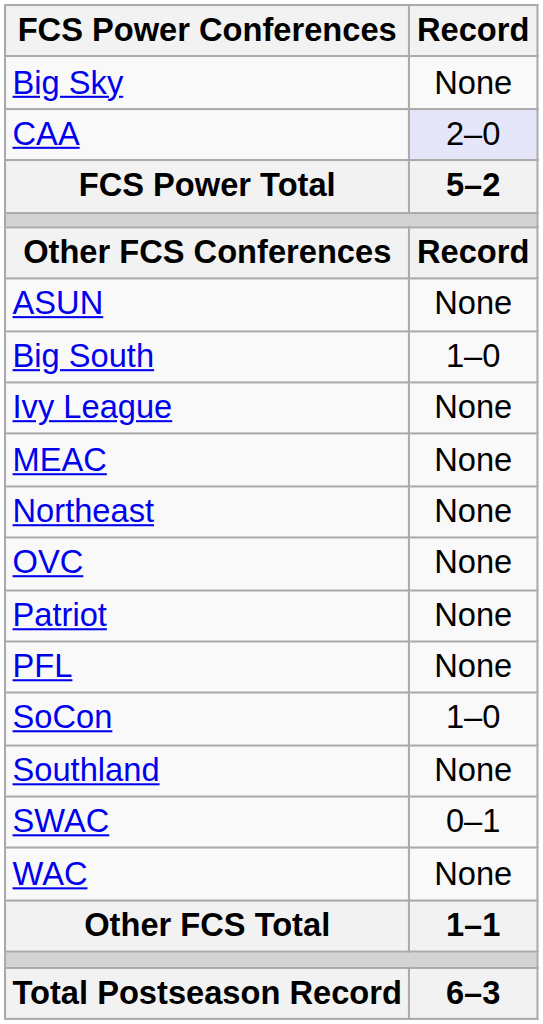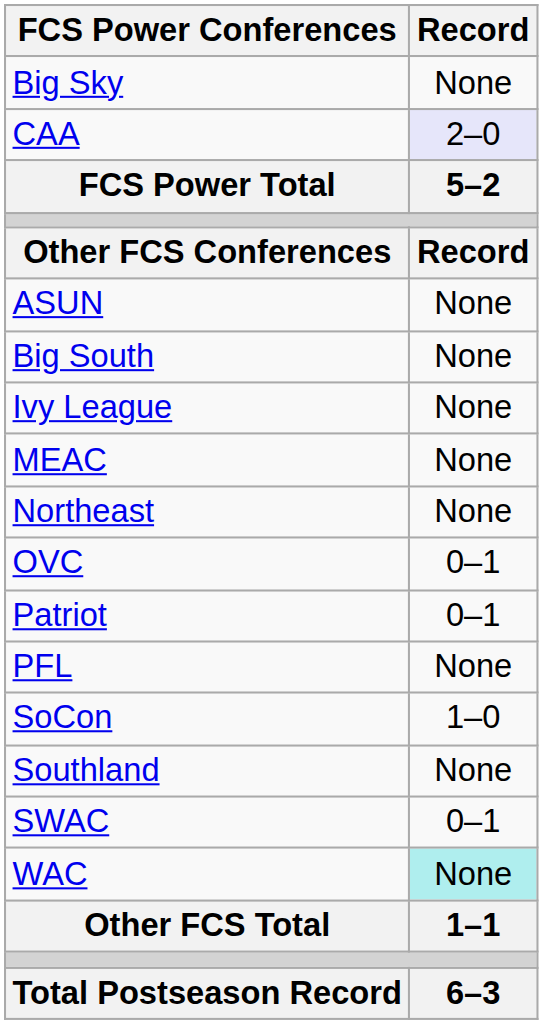(473, 356) 1–0 -> (473, 356) None
(473, 563) None -> (473, 563) 0–1
(473, 614) None -> (473, 614) 0–1
(473, 873) no background -> (473, 873) paleturquoise background
